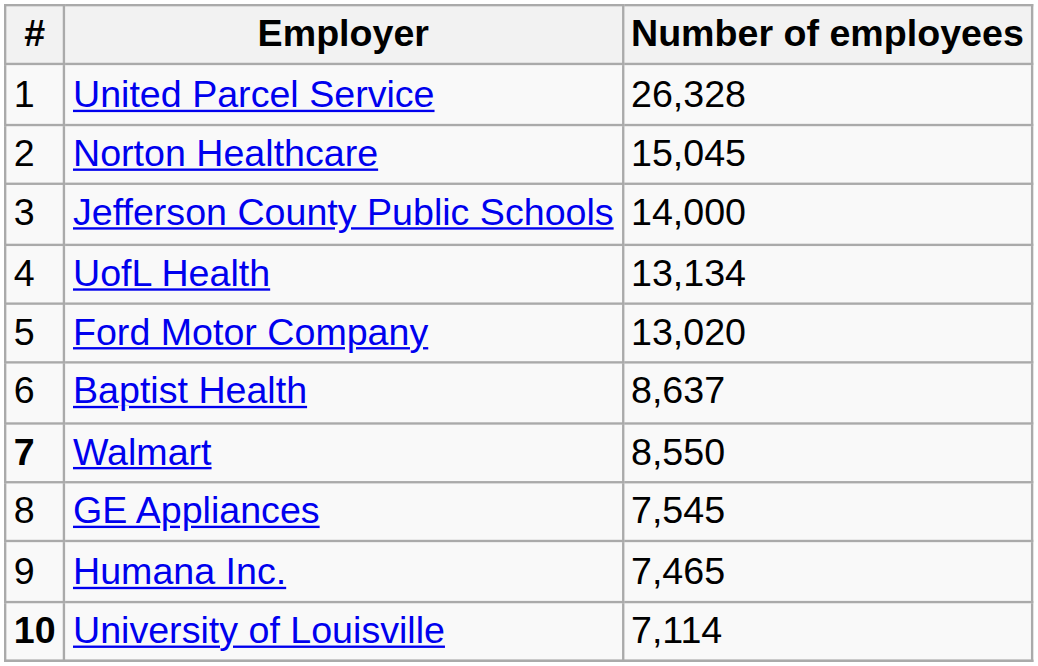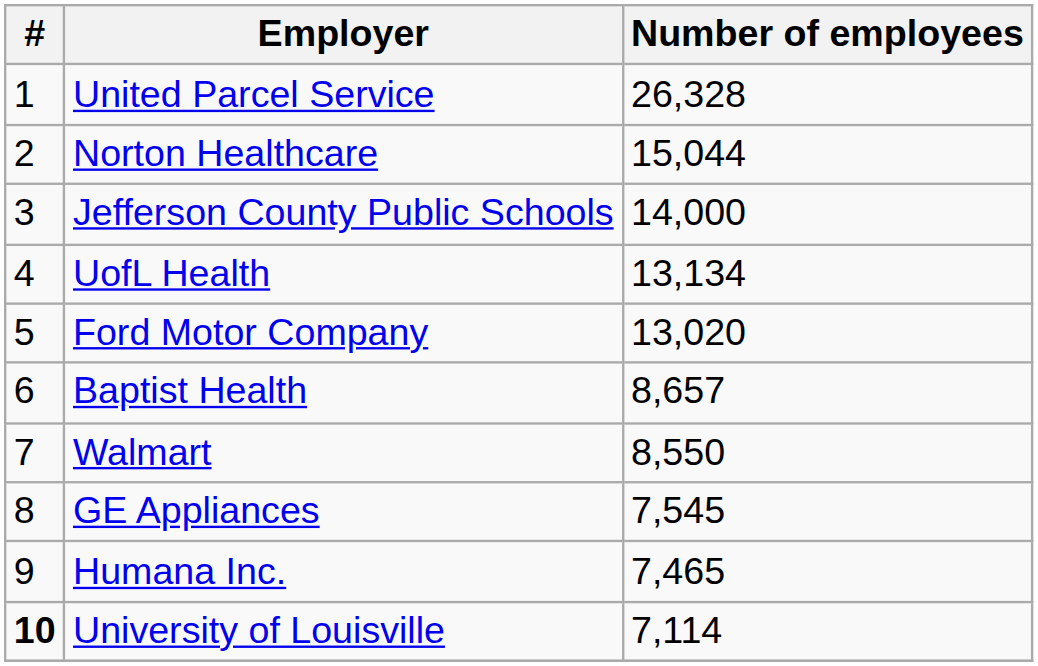(688, 153) 15,045 -> (688, 153) 15,044
(678, 392) 8,637 -> (678, 392) 8,657
(24, 451) bold -> (24, 451) normal
